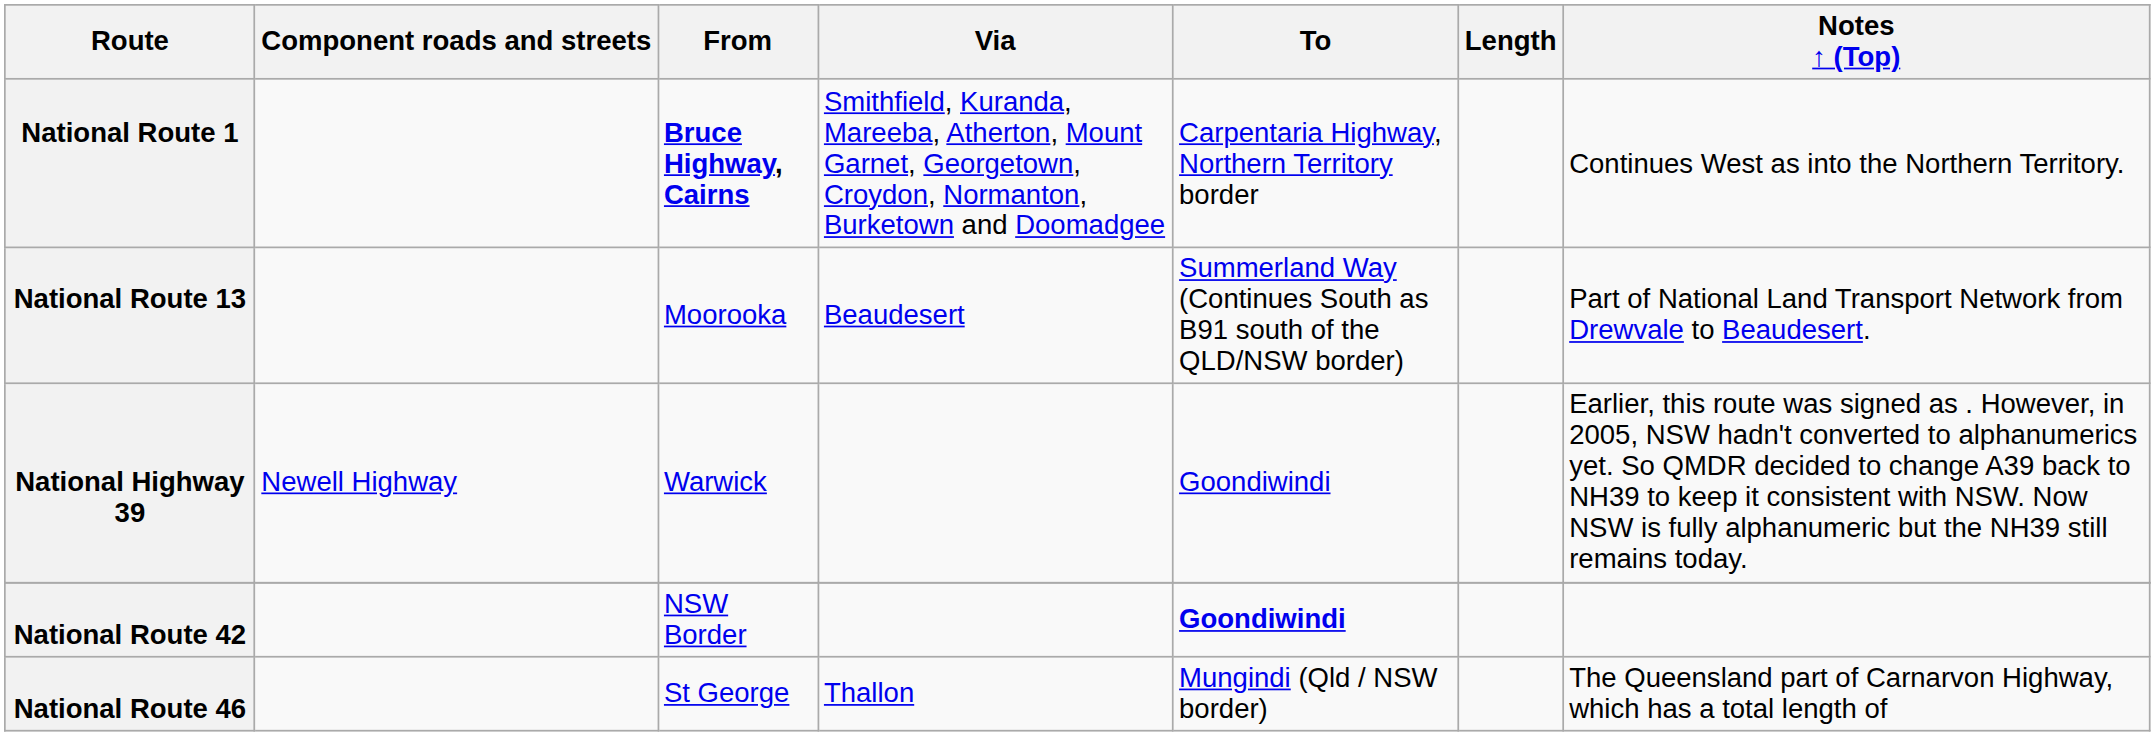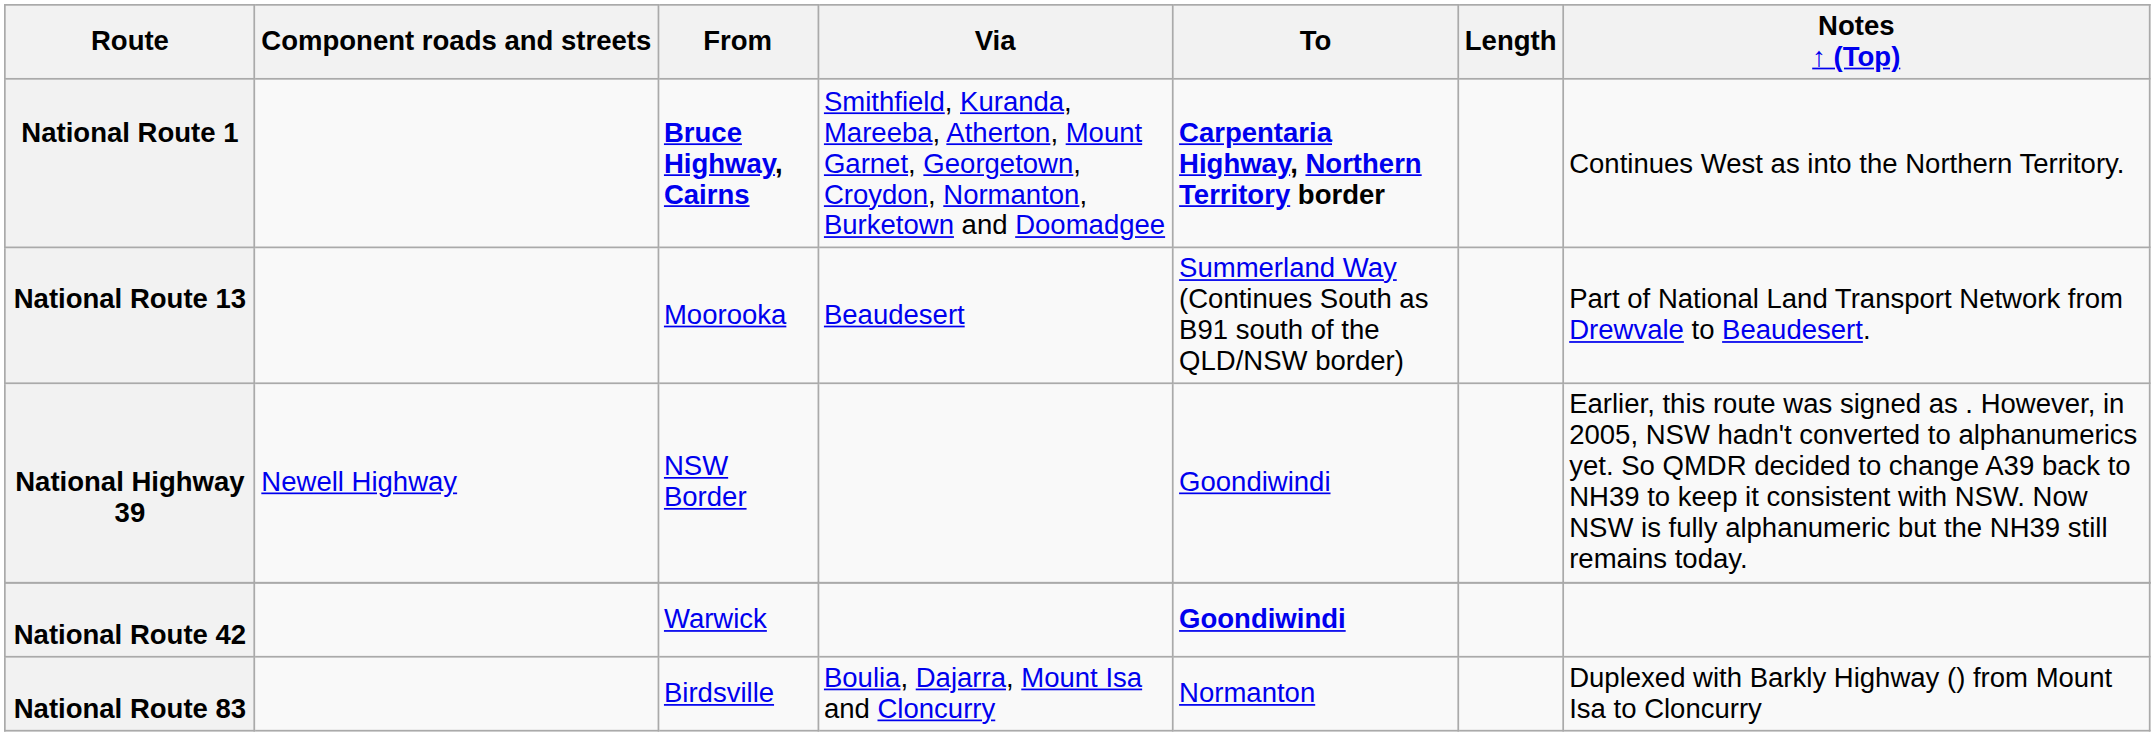(1310, 162) normal -> (1300, 162) bold
(715, 482) Warwick -> (705, 482) NSW Border
(705, 618) NSW Border -> (715, 618) Warwick
- row: (130, 708)
+ row: (130, 708)
